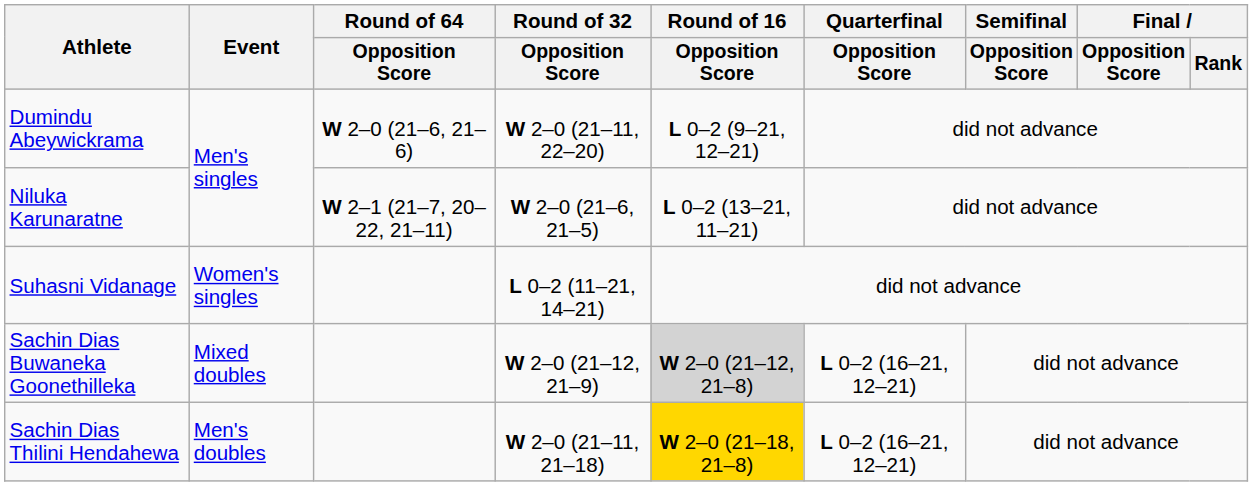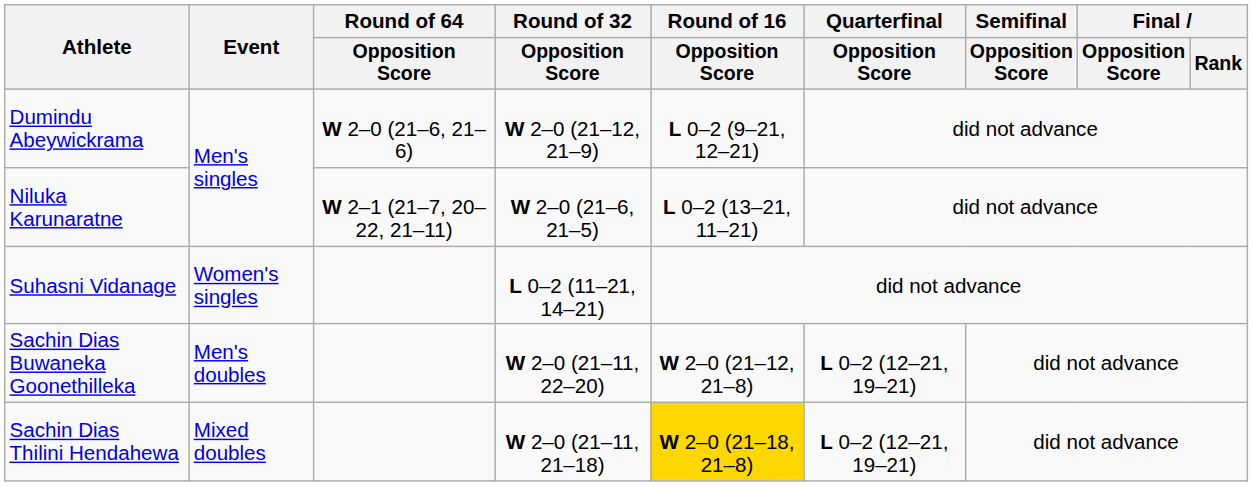(572, 140) W 2–0 (21–11, 22–20) -> (572, 140) W 2–0 (21–12, 21–9)
(230, 364) Mixed doubles -> (230, 364) Men's doubles
(572, 375) W 2–0 (21–12, 21–9) -> (572, 375) W 2–0 (21–11, 22–20)
(727, 375) lightgrey background -> (727, 375) no background
(884, 375) L 0–2 (16–21, 12–21) -> (884, 375) L 0–2 (12–21, 19–21)
(230, 442) Men's doubles -> (230, 442) Mixed doubles
(884, 454) L 0–2 (16–21, 12–21) -> (884, 454) L 0–2 (12–21, 19–21)
